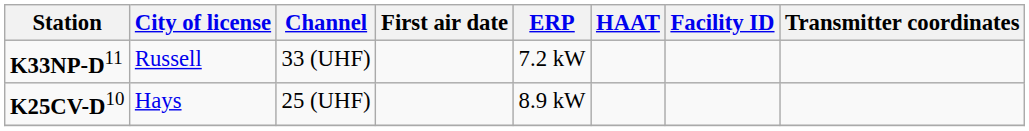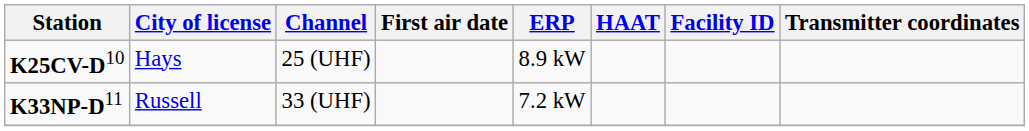rows swapped: (67, 103) <-> (66, 61)
